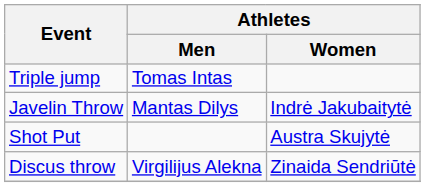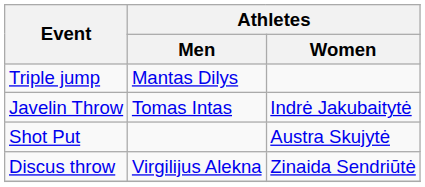(182, 78) Tomas Intas -> (185, 78) Mantas Dilys
(185, 108) Mantas Dilys -> (182, 108) Tomas Intas
